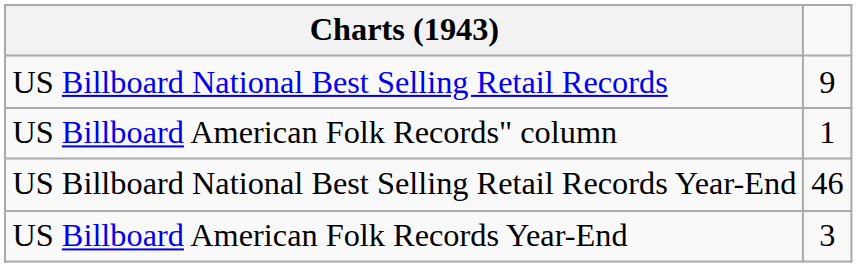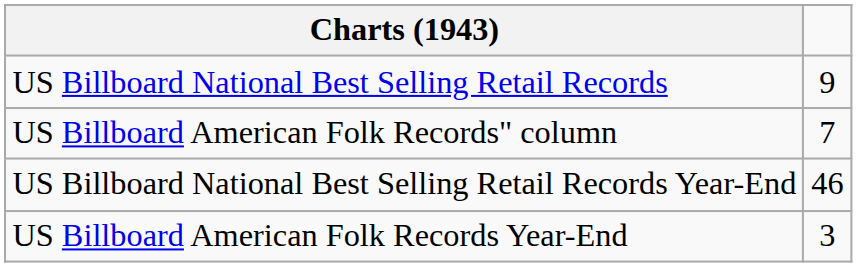(827, 132) 1 -> (827, 132) 7
